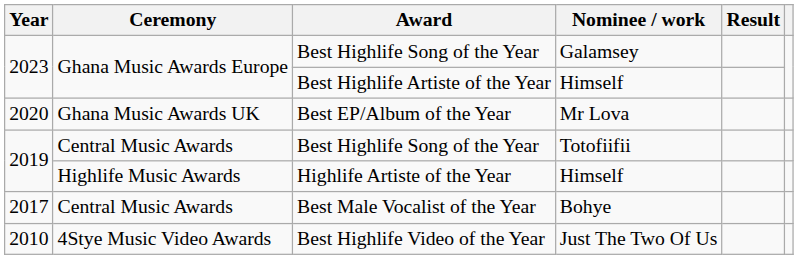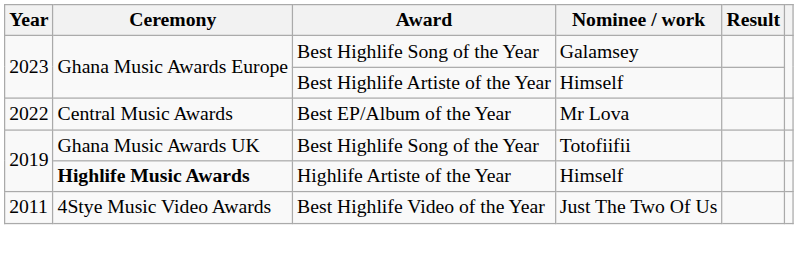(29, 113) 2020 -> (29, 113) 2022
(159, 113) Ghana Music Awards UK -> (145, 113) Central Music Awards
(145, 144) Central Music Awards -> (159, 144) Ghana Music Awards UK
(149, 176) normal -> (154, 176) bold
- row: (416, 207)
(29, 238) 2010 -> (28, 207) 2011
